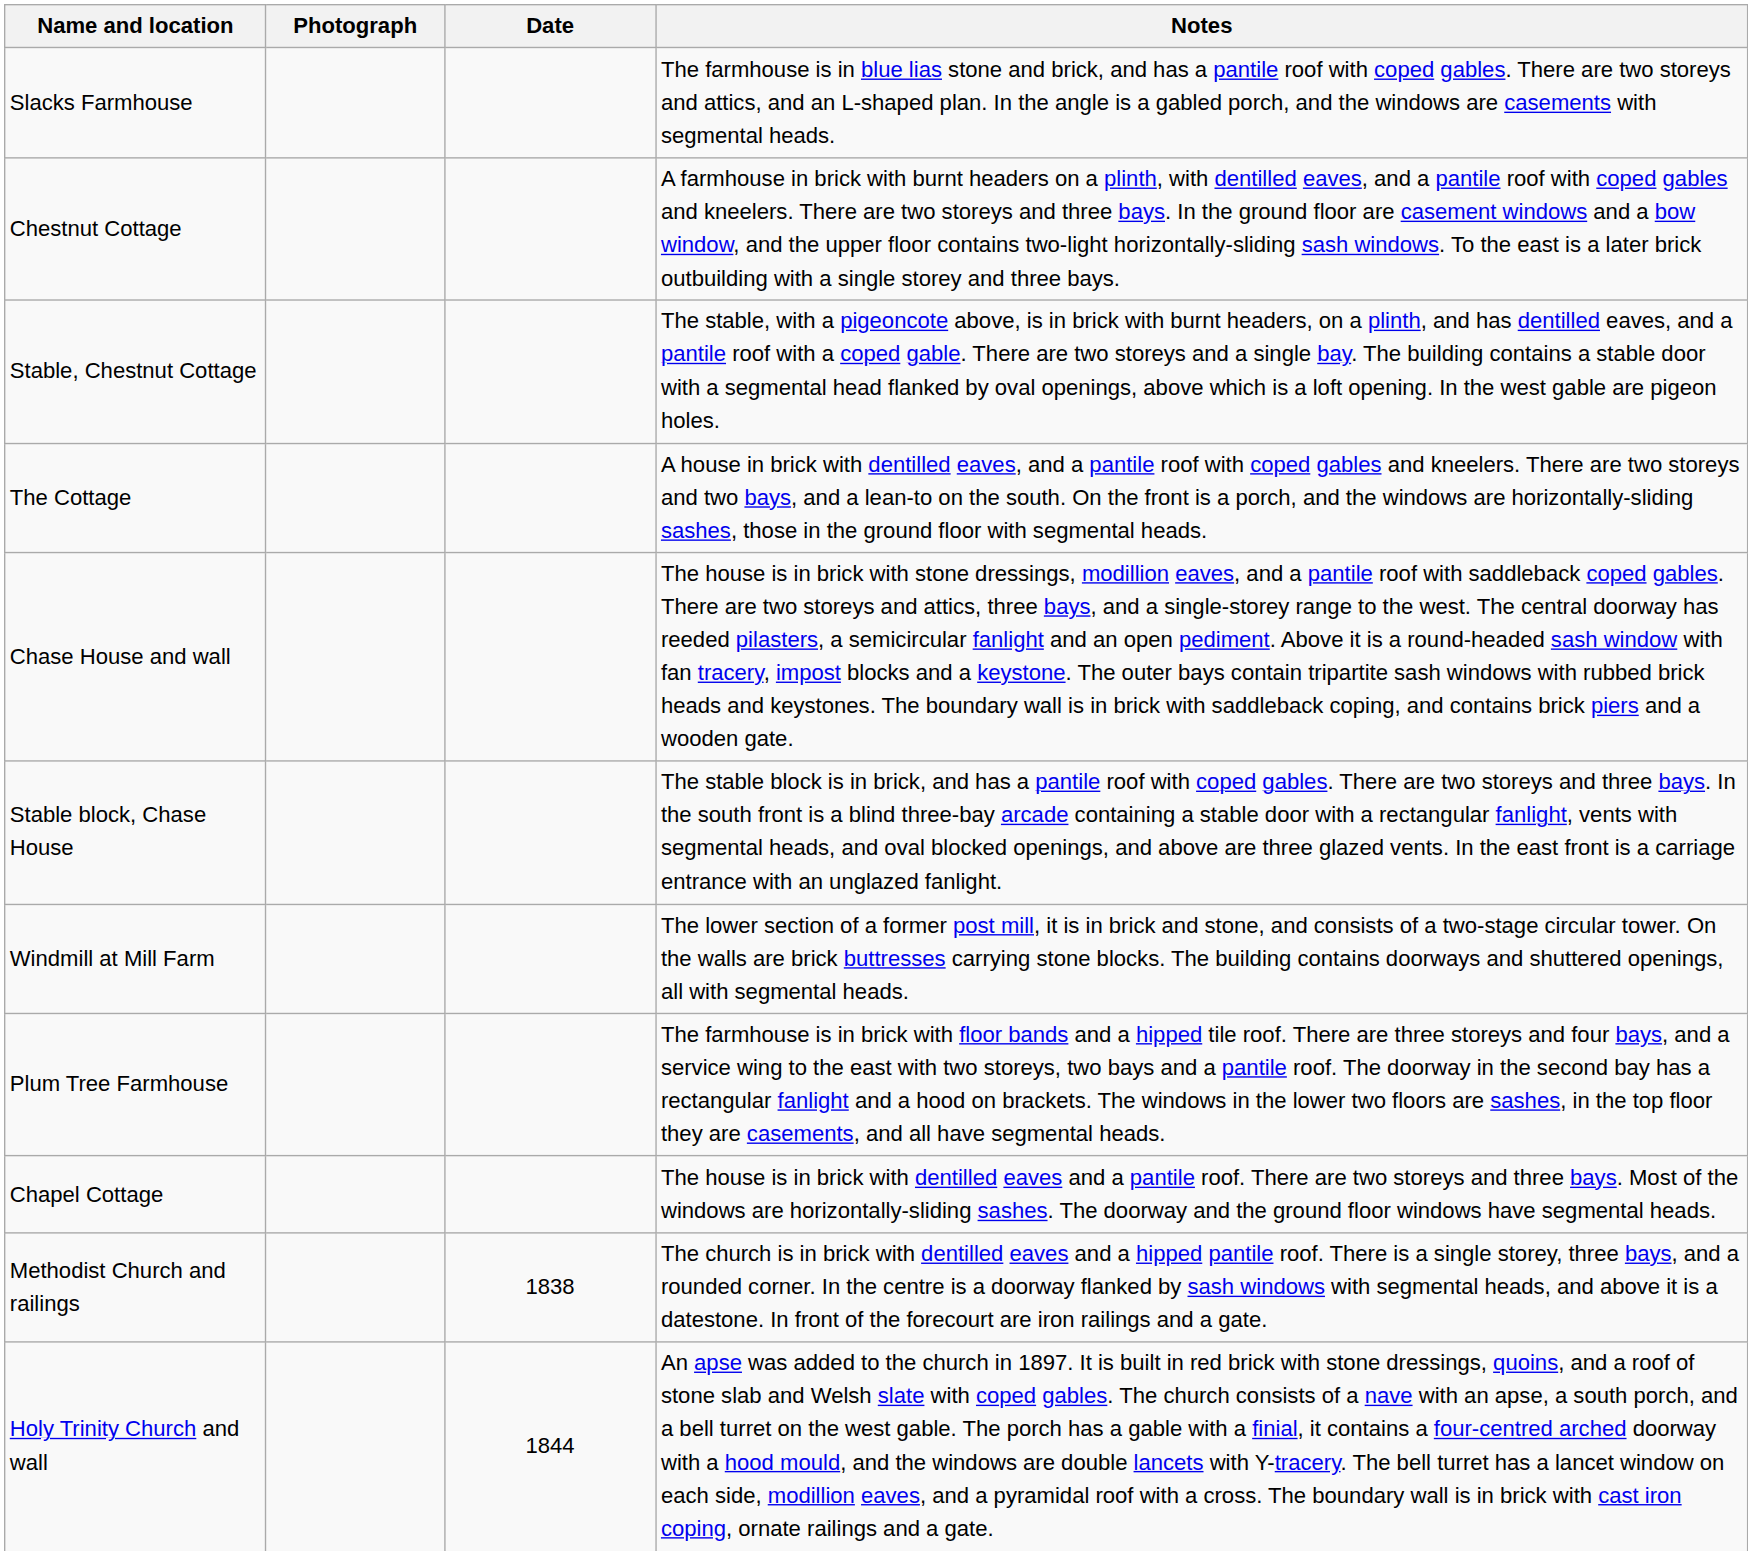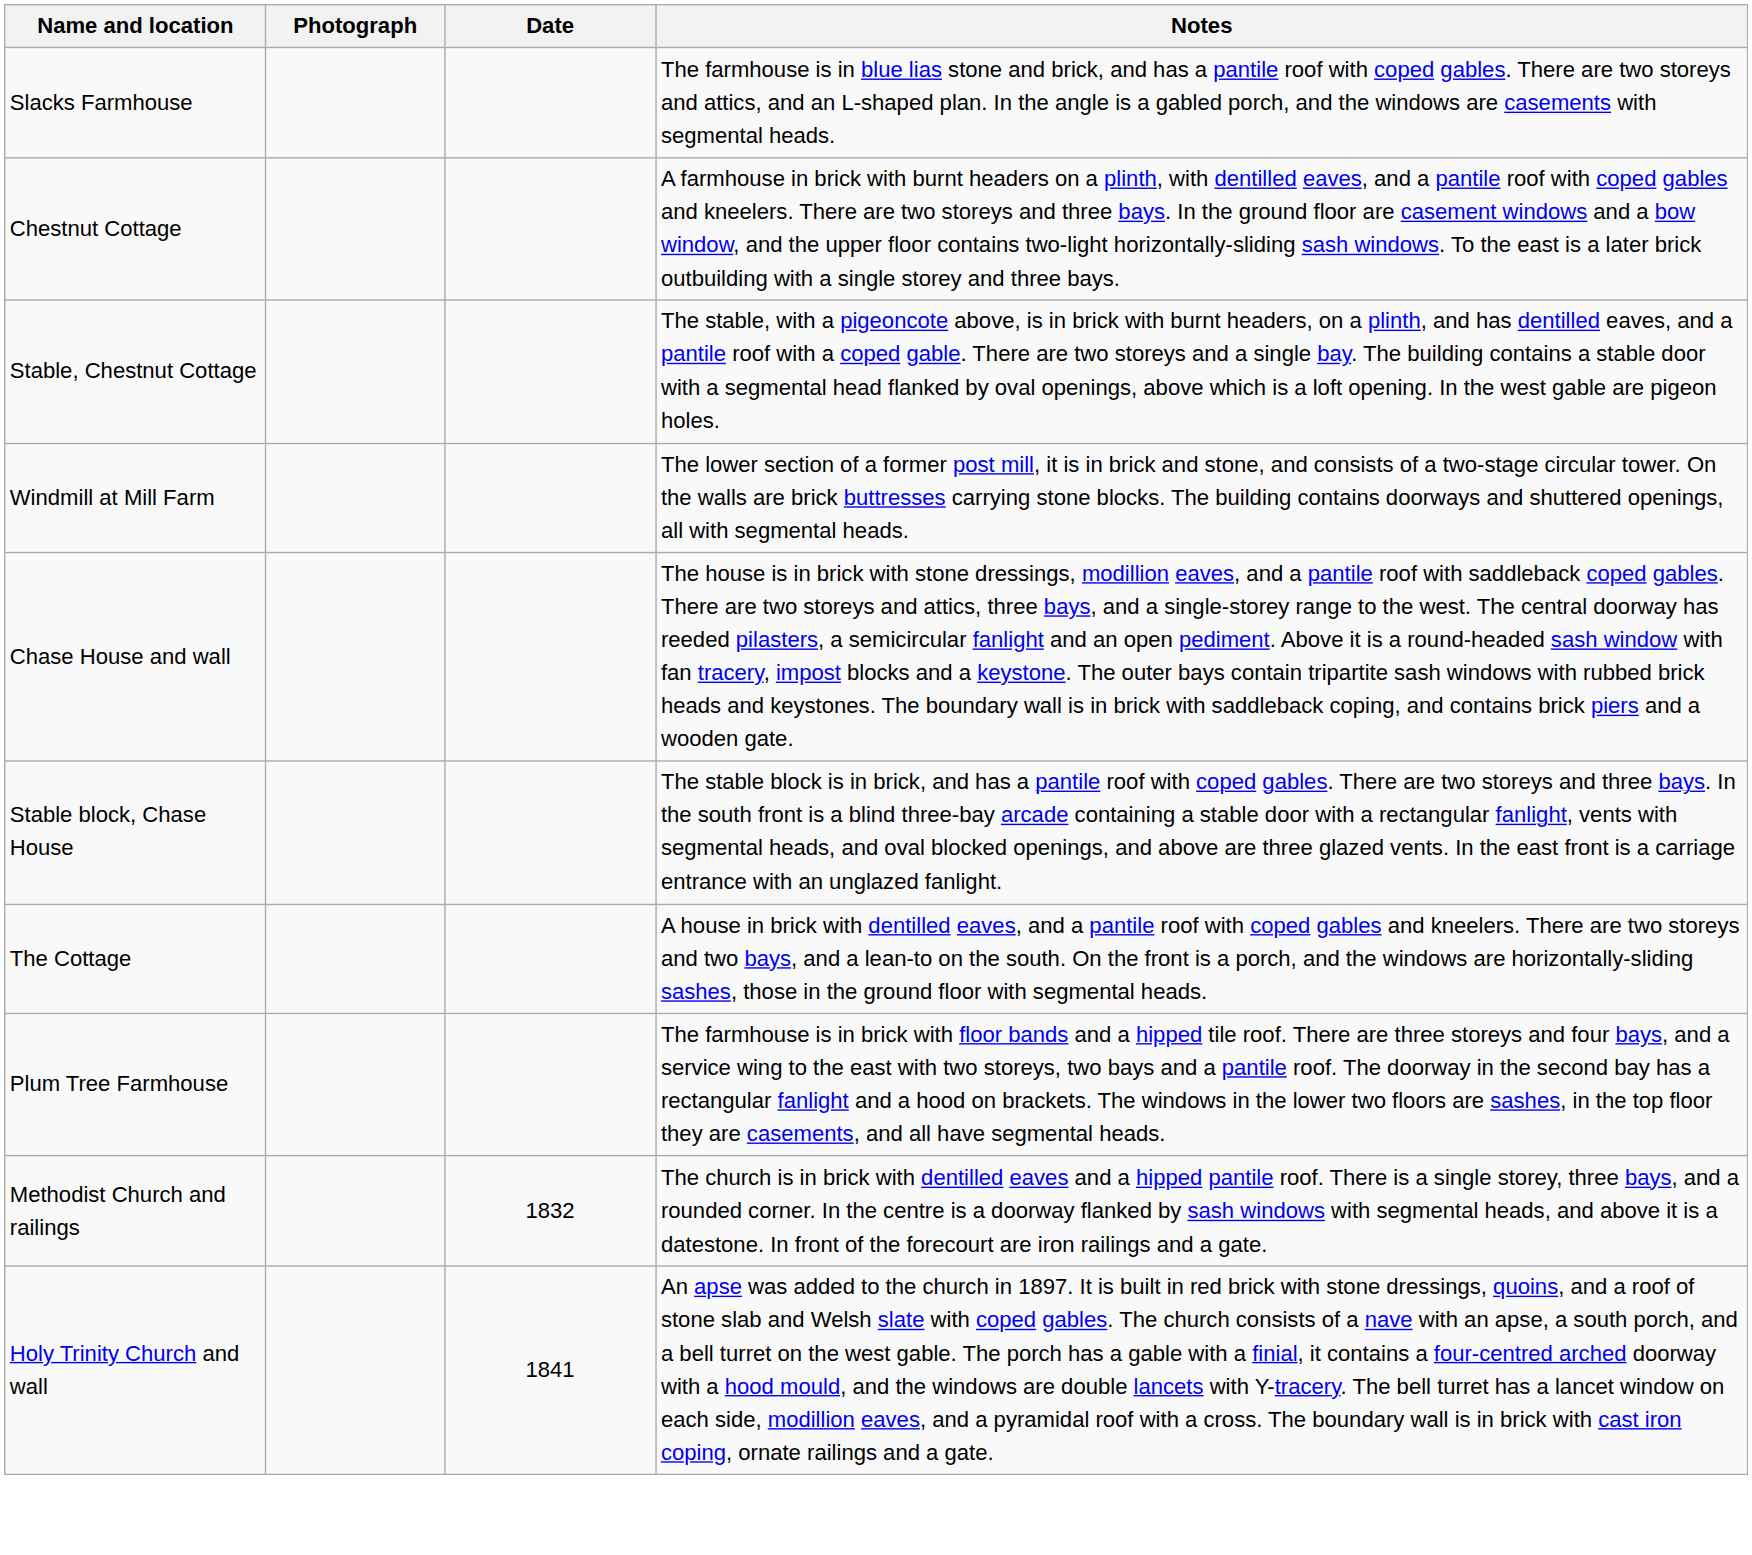rows swapped: (112, 958) <-> (71, 497)
- row: (86, 1194)
(550, 1287) 1838 -> (550, 1210) 1832
(550, 1446) 1844 -> (550, 1369) 1841
